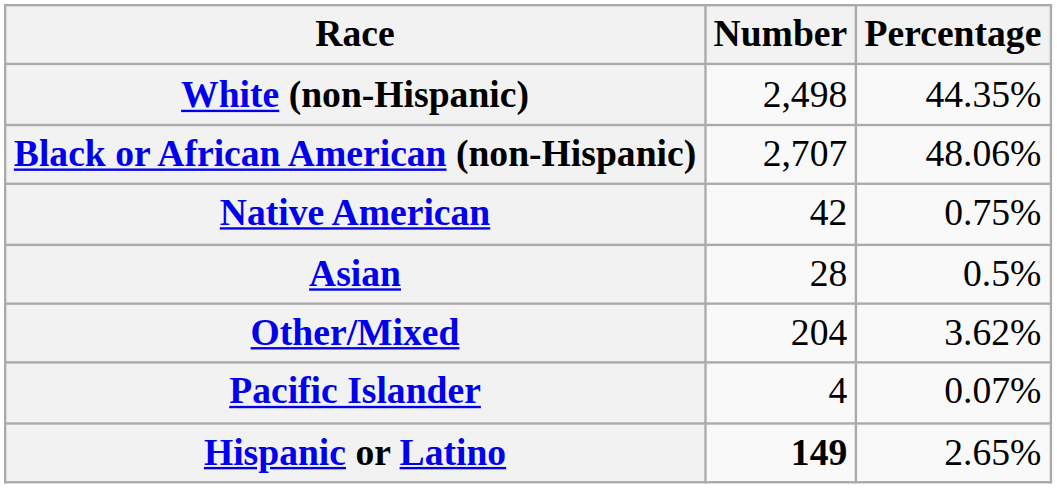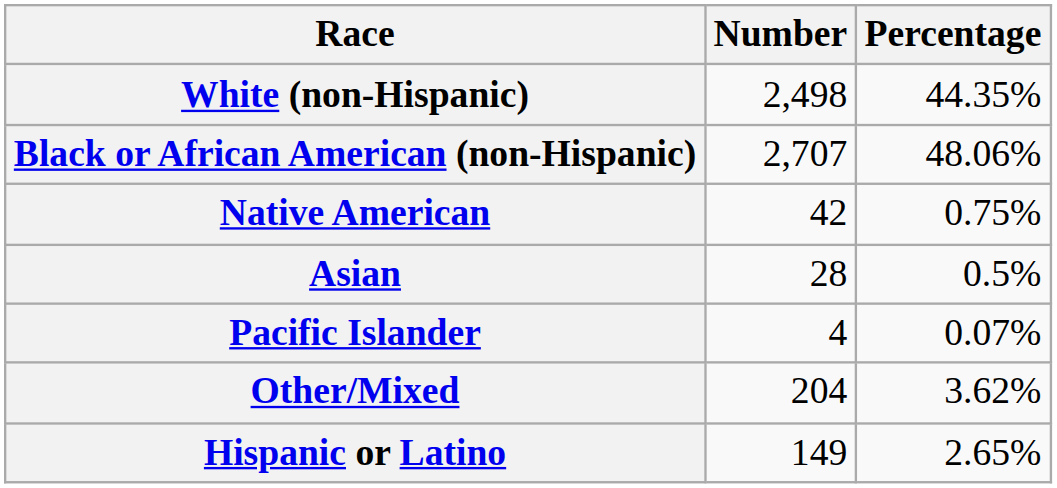rows swapped: (355, 392) <-> (355, 332)
(819, 451) bold -> (819, 451) normal
